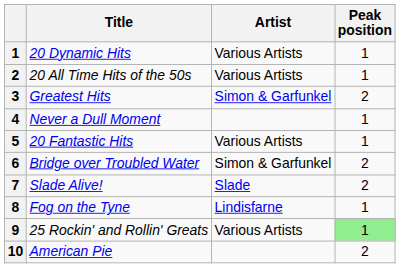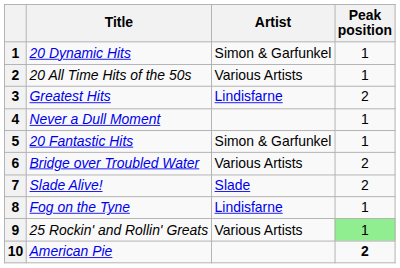(259, 53) Various Artists -> (273, 53) Simon & Garfunkel
(273, 97) Simon & Garfunkel -> (249, 97) Lindisfarne
(259, 141) Various Artists -> (273, 141) Simon & Garfunkel
(273, 163) Simon & Garfunkel -> (259, 163) Various Artists
(365, 251) normal -> (365, 251) bold
